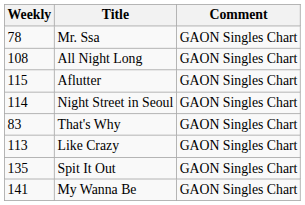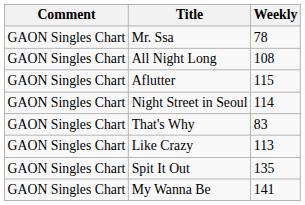columns swapped: (239, 15) <-> (29, 15)
